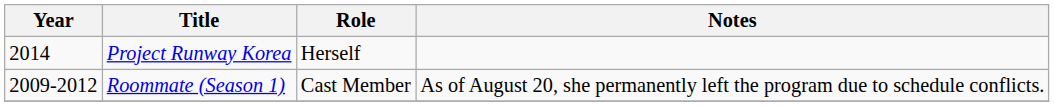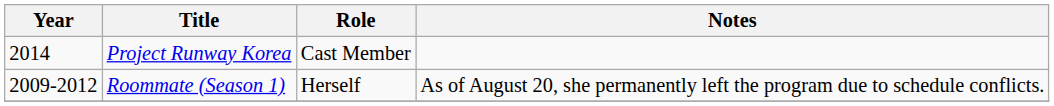(331, 52) Herself -> (356, 52) Cast Member
(356, 85) Cast Member -> (331, 85) Herself
